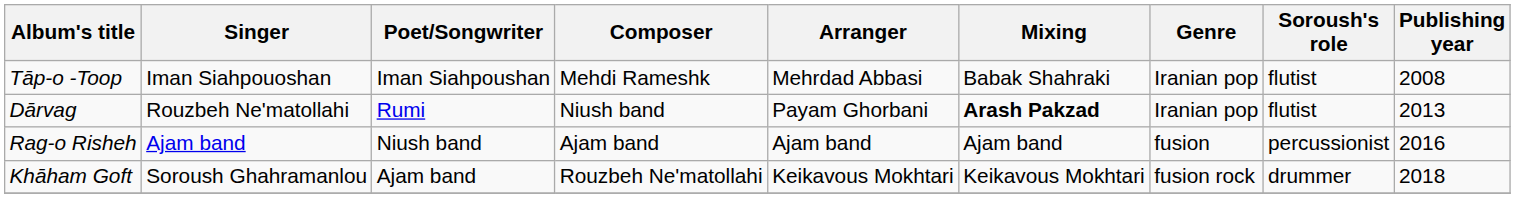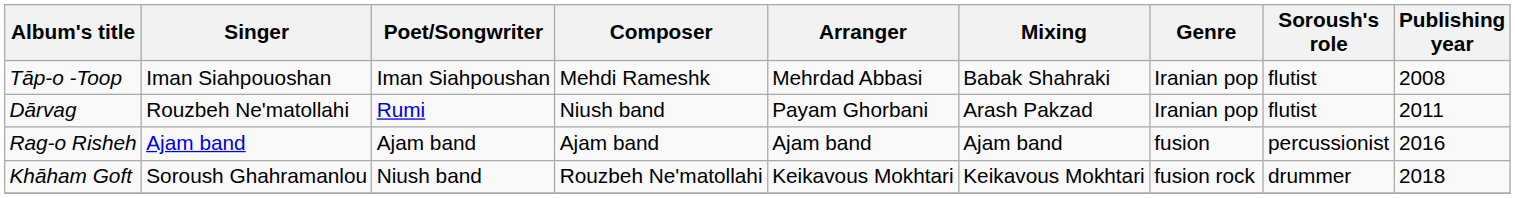(1031, 110) bold -> (1028, 110) normal
(1422, 110) 2013 -> (1421, 110) 2011
(429, 143) Niush band -> (426, 143) Ajam band
(426, 176) Ajam band -> (429, 176) Niush band
